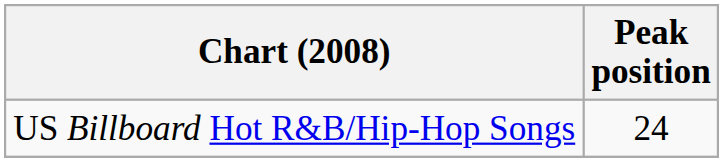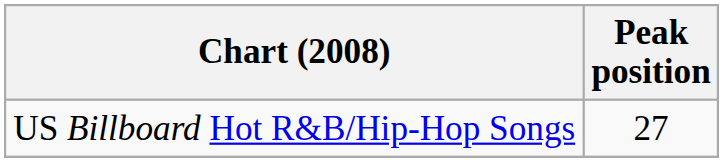(651, 127) 24 -> (651, 127) 27
